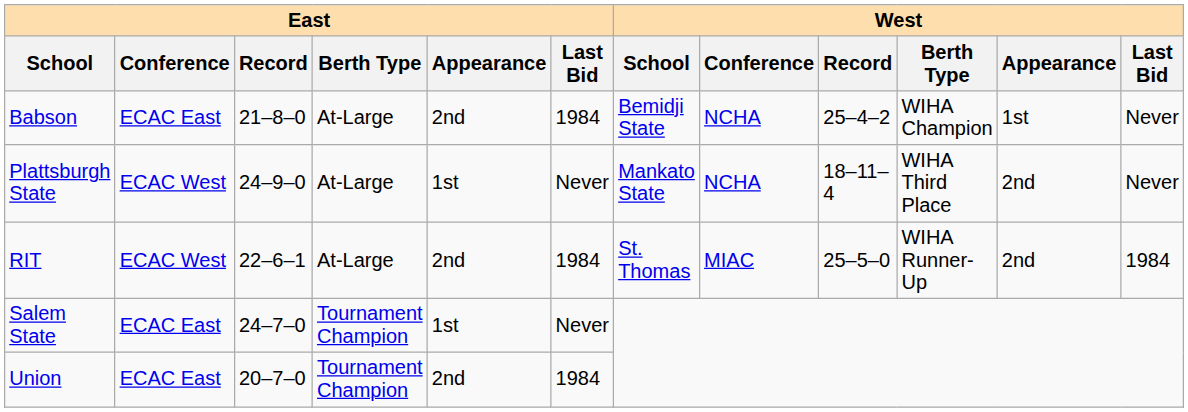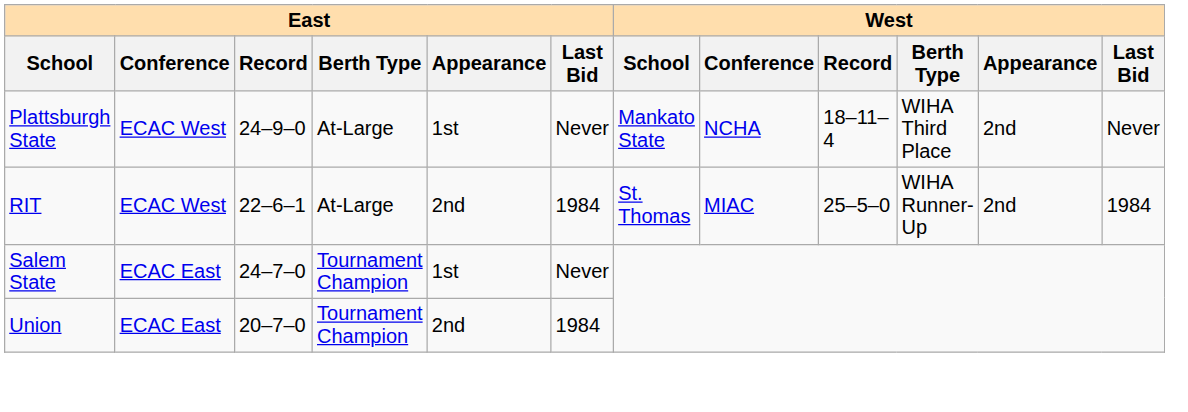- row: (43, 117)
